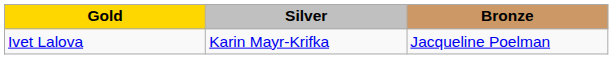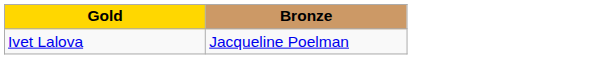- column: (306, 16)
